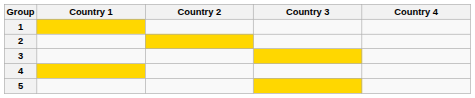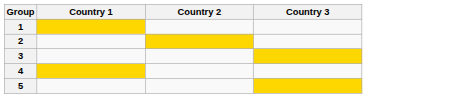- column: (416, 12)
